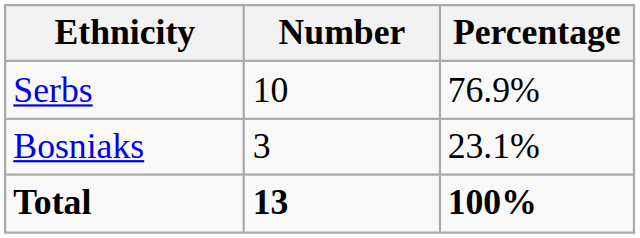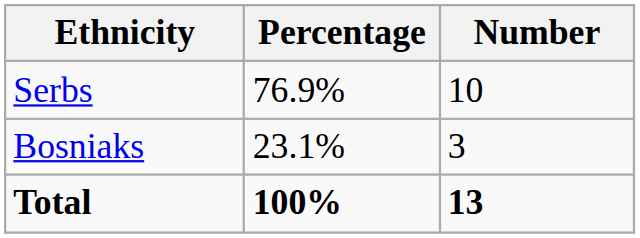columns swapped: (342, 32) <-> (537, 32)
